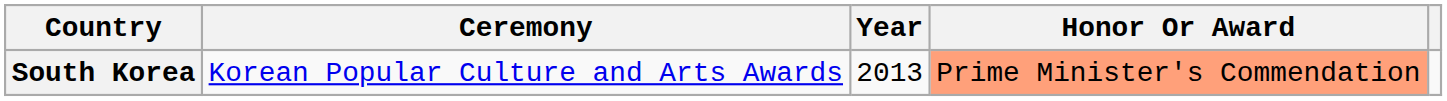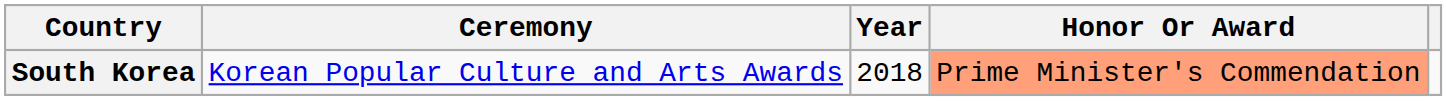(890, 73) 2013 -> (890, 73) 2018
